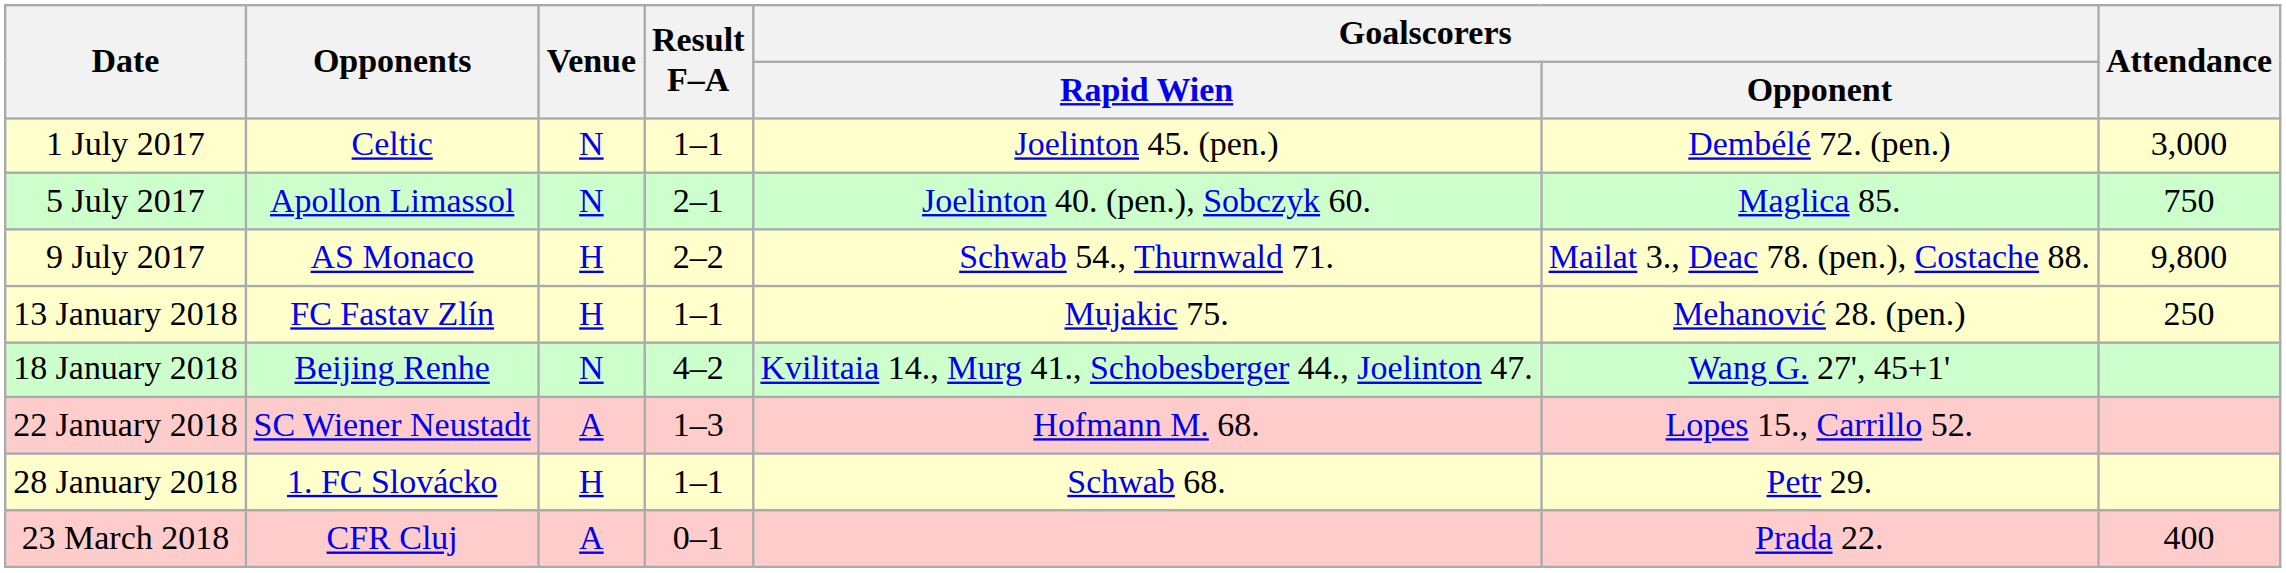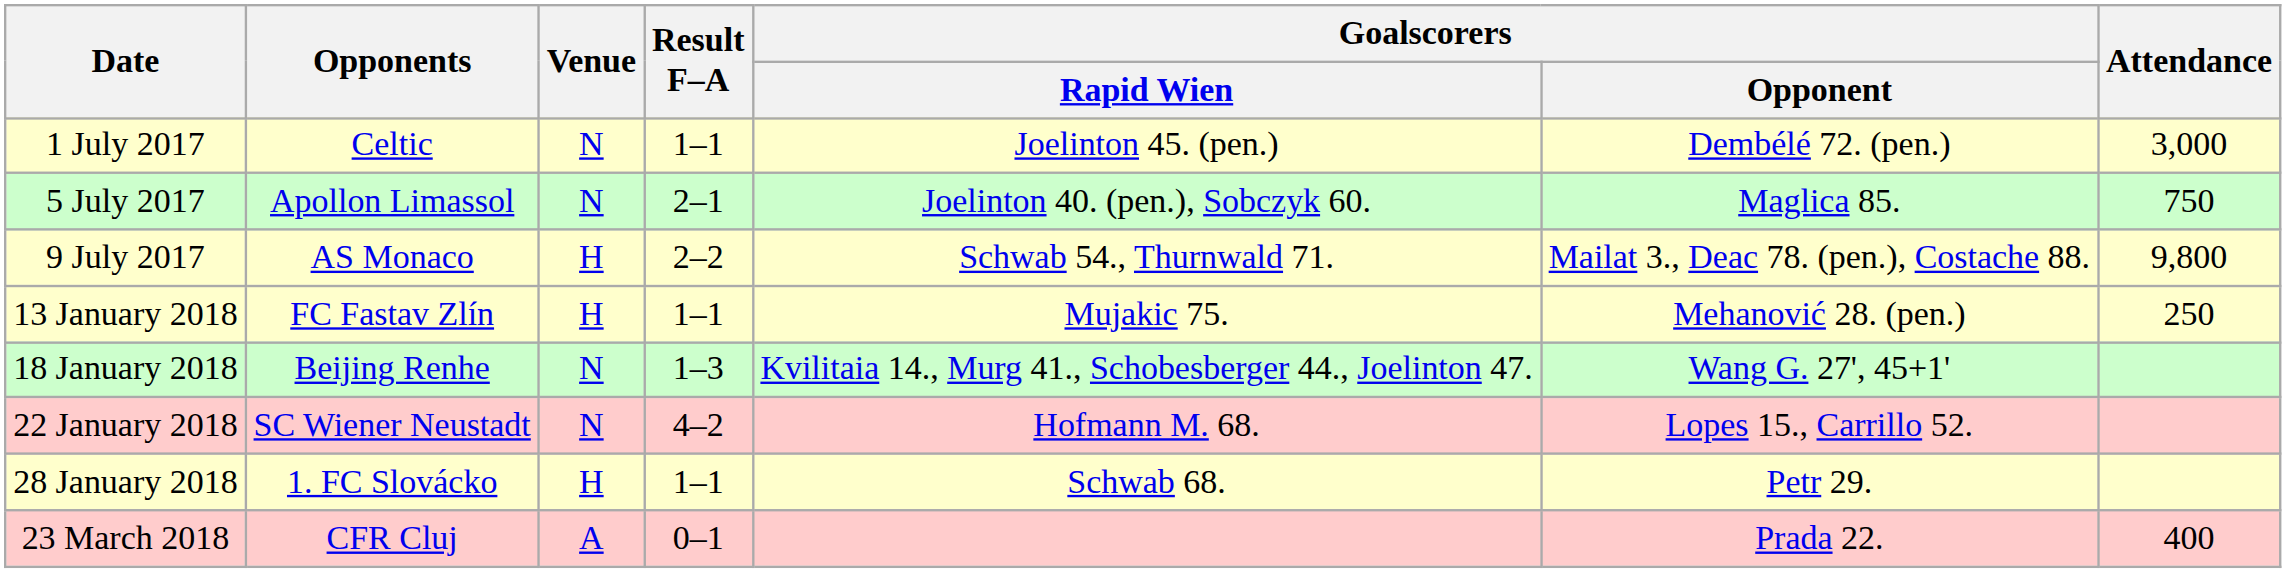(698, 369) 4–2 -> (698, 369) 1–3
(591, 425) A -> (591, 425) N
(698, 425) 1–3 -> (698, 425) 4–2
